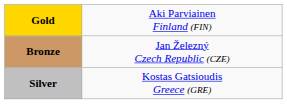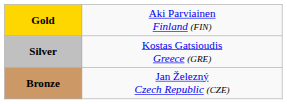rows swapped: (43, 82) <-> (43, 51)
